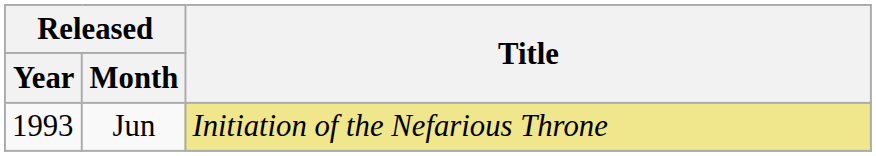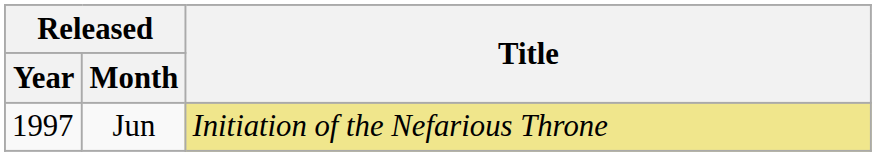(43, 126) 1993 -> (43, 126) 1997
